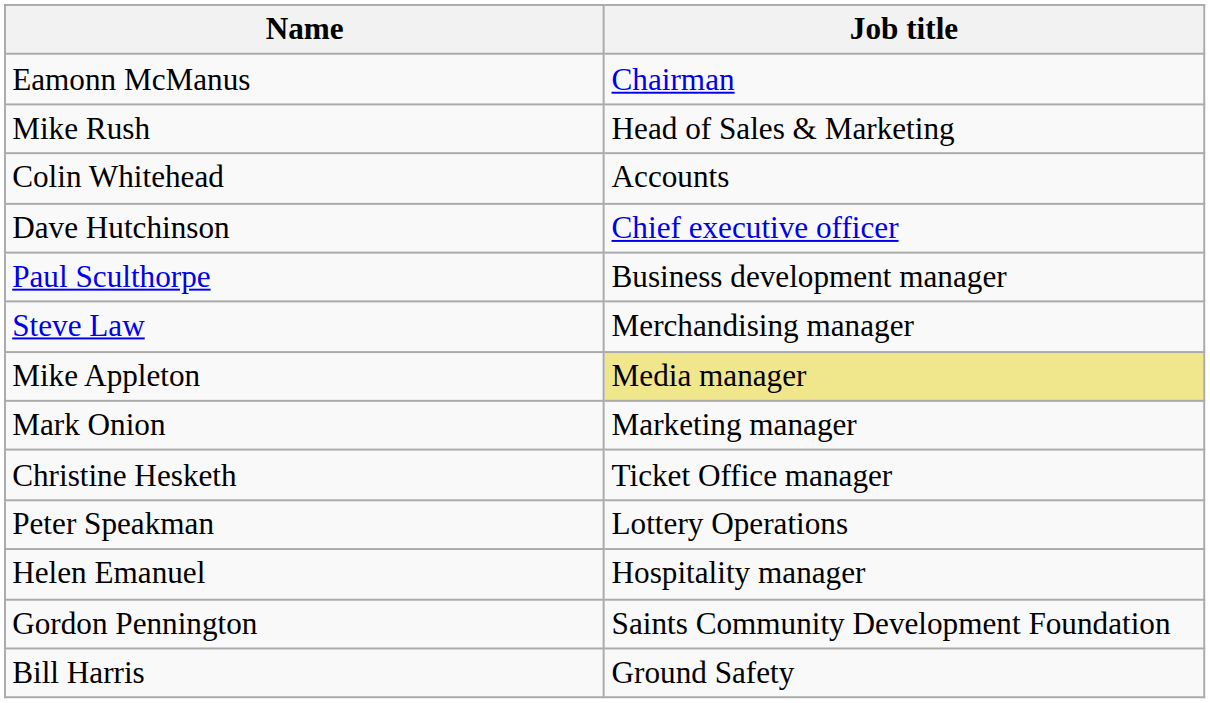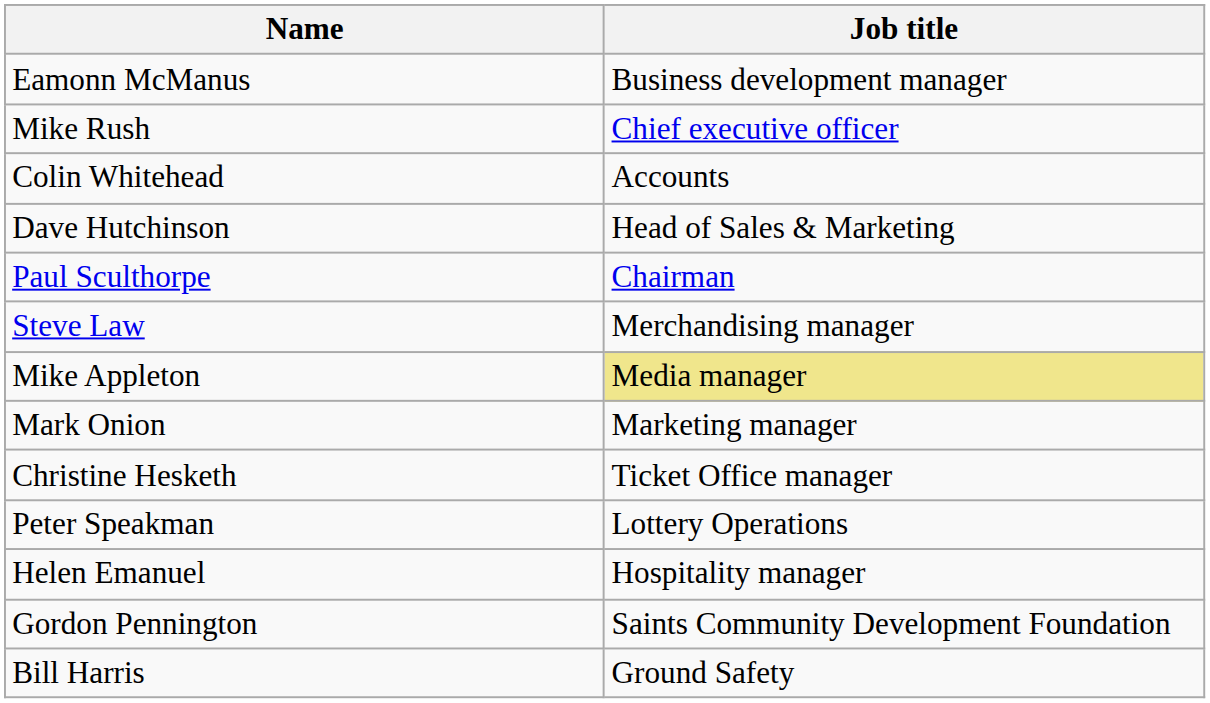(673, 78) Chairman -> (809, 78) Business development manager
(783, 128) Head of Sales & Marketing -> (755, 128) Chief executive officer
(755, 227) Chief executive officer -> (783, 227) Head of Sales & Marketing
(809, 276) Business development manager -> (673, 276) Chairman
